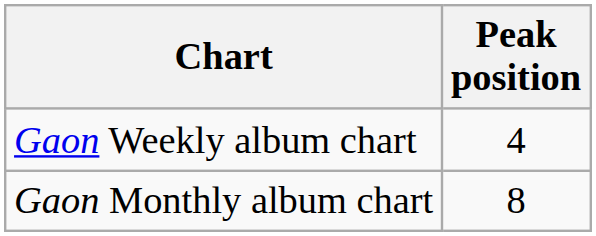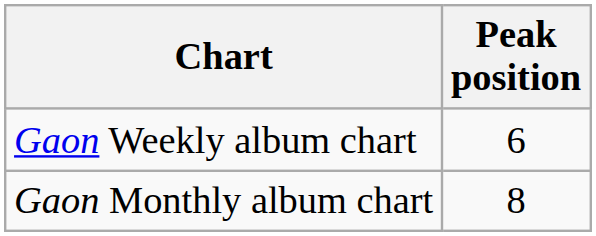(516, 139) 4 -> (516, 139) 6
